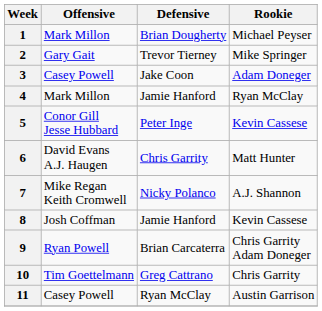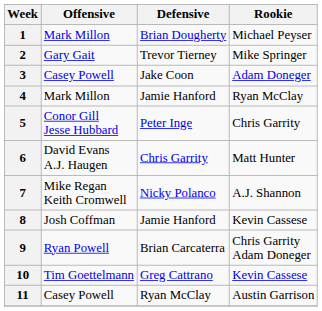(270, 123) Kevin Cassese -> (266, 123) Chris Garrity
(266, 275) Chris Garrity -> (270, 275) Kevin Cassese
